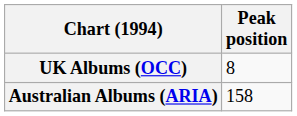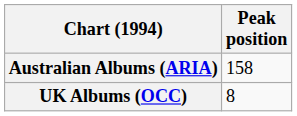rows swapped: (113, 96) <-> (113, 67)
